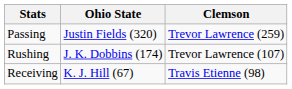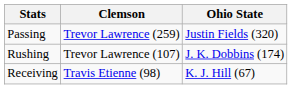columns swapped: (113, 14) <-> (226, 14)
